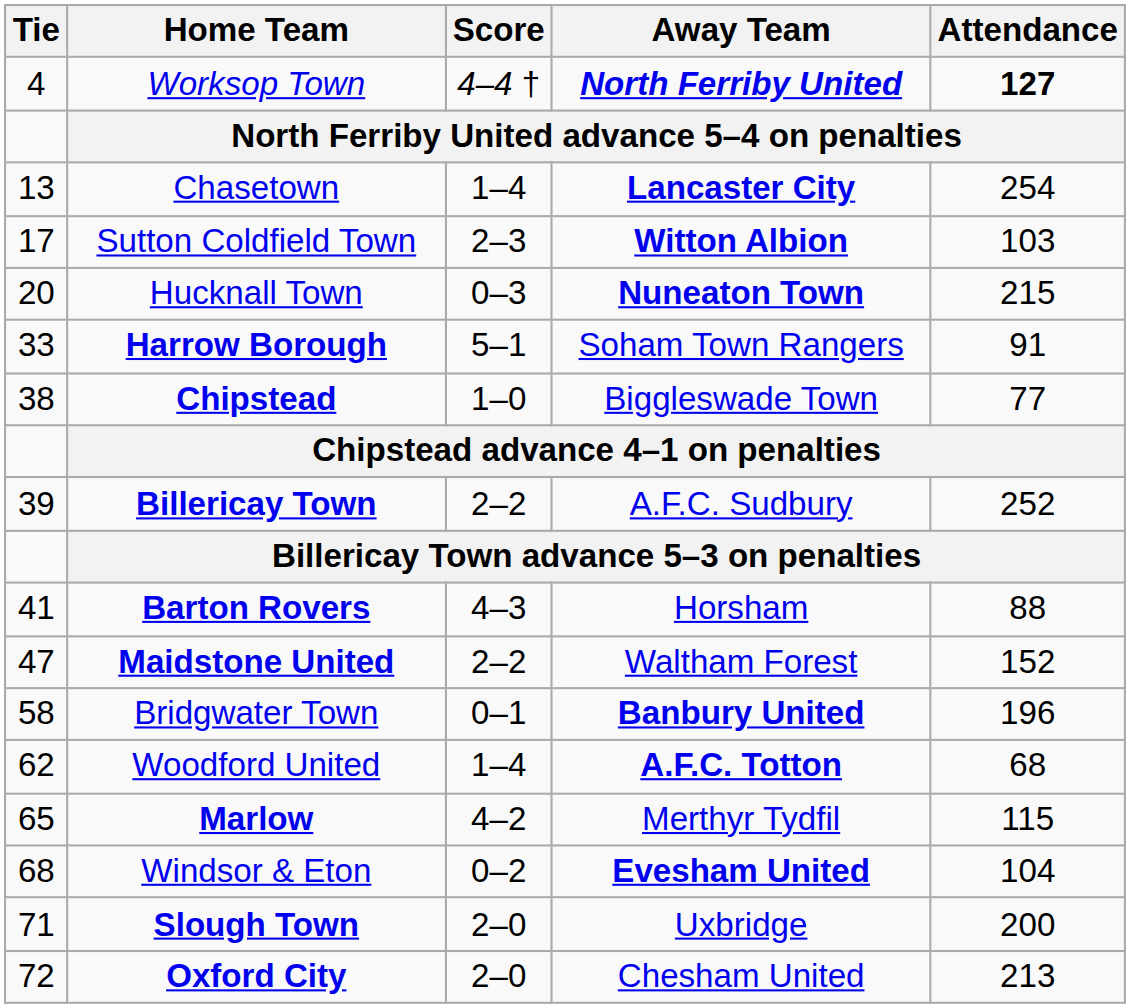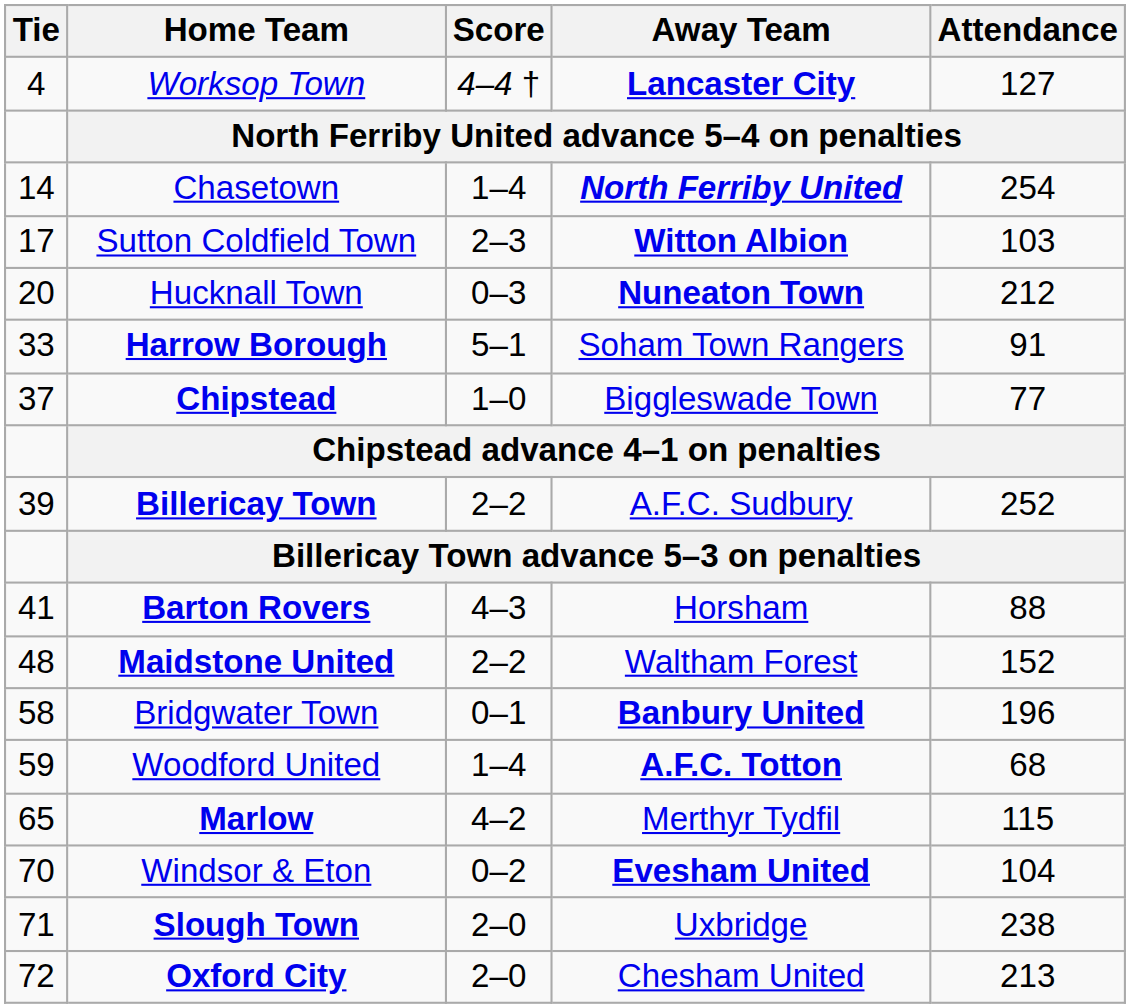(741, 83) North Ferriby United -> (741, 83) Lancaster City
(1028, 83) bold -> (1028, 83) normal
(36, 188) 13 -> (36, 188) 14
(741, 188) Lancaster City -> (741, 188) North Ferriby United
(1028, 293) 215 -> (1028, 293) 212
(36, 398) 38 -> (36, 398) 37
(36, 661) 47 -> (36, 661) 48
(36, 766) 62 -> (36, 766) 59
(36, 871) 68 -> (36, 871) 70
(1028, 923) 200 -> (1028, 923) 238
